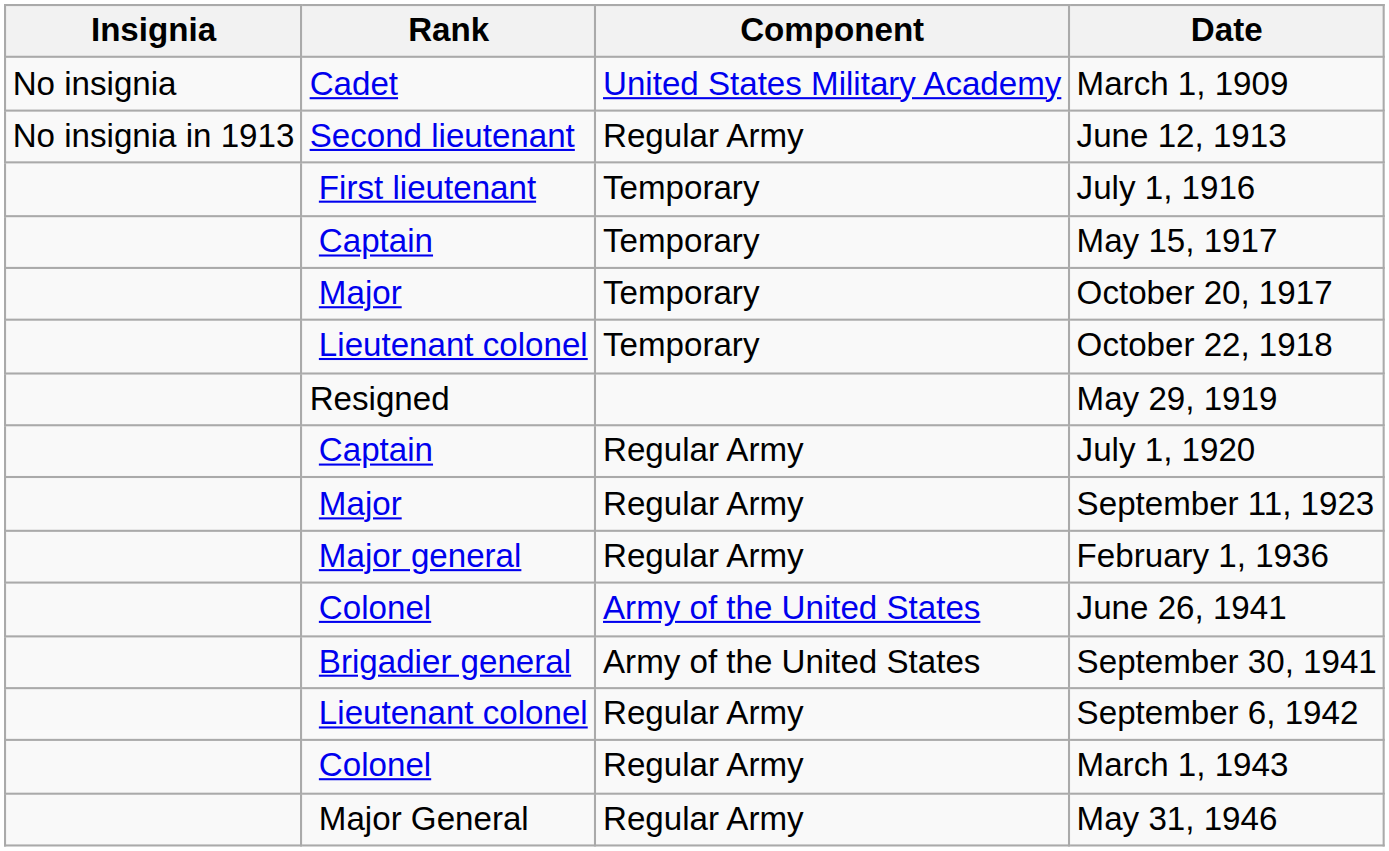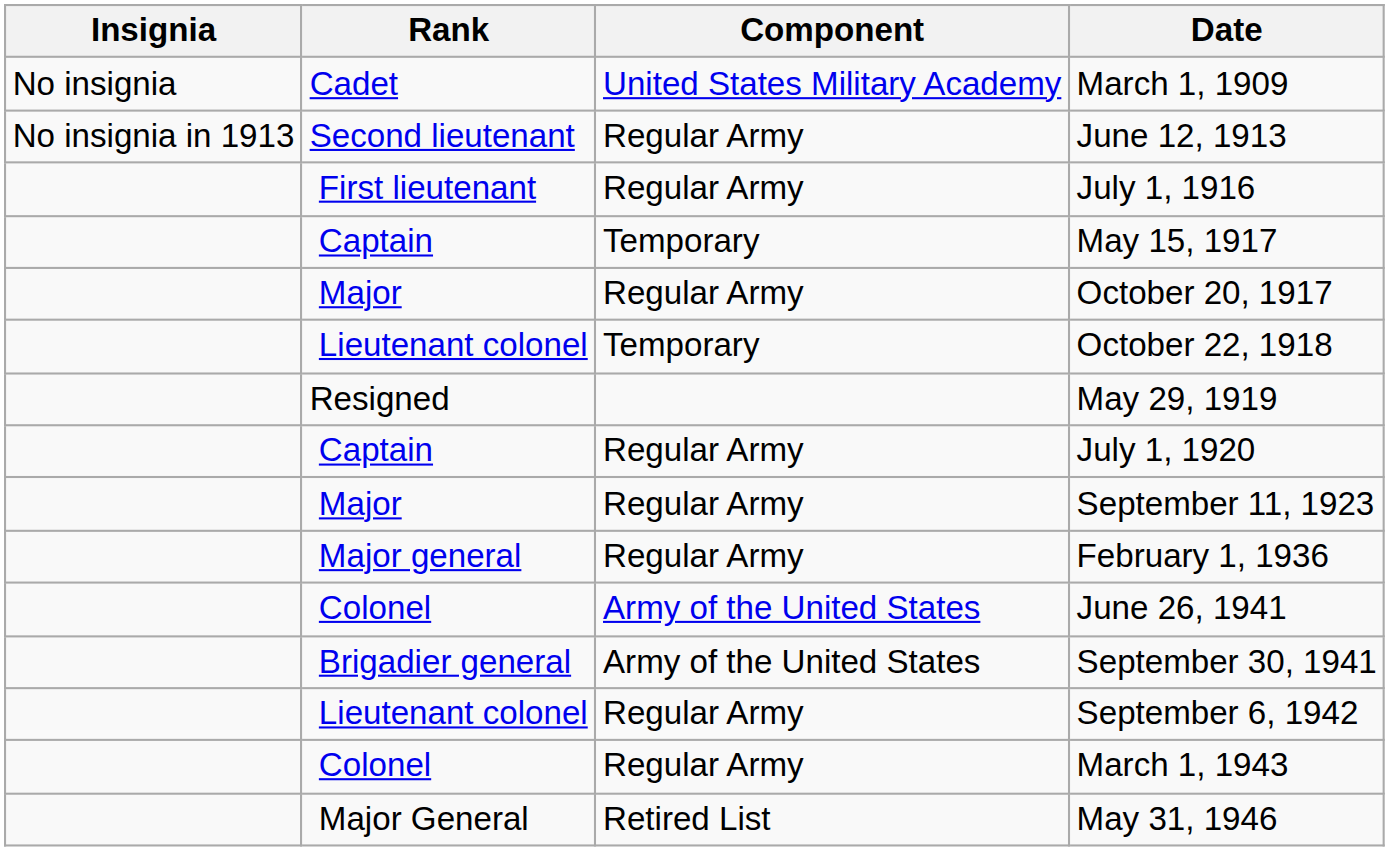(681, 188) Temporary -> (703, 188) Regular Army
(681, 293) Temporary -> (703, 293) Regular Army
(703, 818) Regular Army -> (687, 818) Retired List
